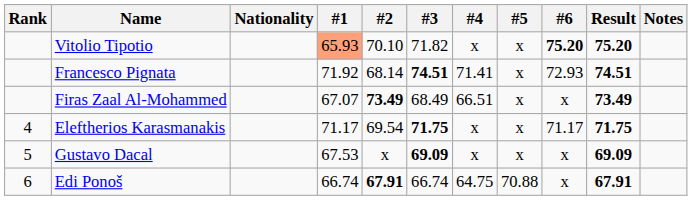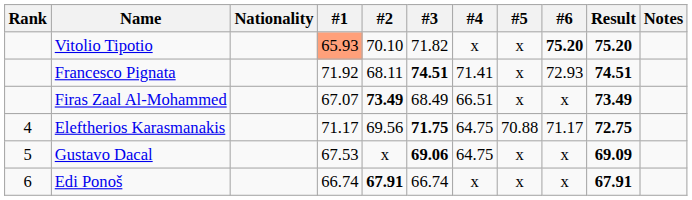(385, 72) 68.14 -> (385, 72) 68.11
(385, 127) 69.54 -> (385, 127) 69.56
(475, 127) x -> (475, 127) 64.75
(520, 127) x -> (520, 127) 70.88
(613, 127) 71.75 -> (613, 127) 72.75
(430, 154) 69.09 -> (430, 154) 69.06
(475, 154) x -> (475, 154) 64.75
(475, 182) 64.75 -> (475, 182) x
(520, 182) 70.88 -> (520, 182) x
